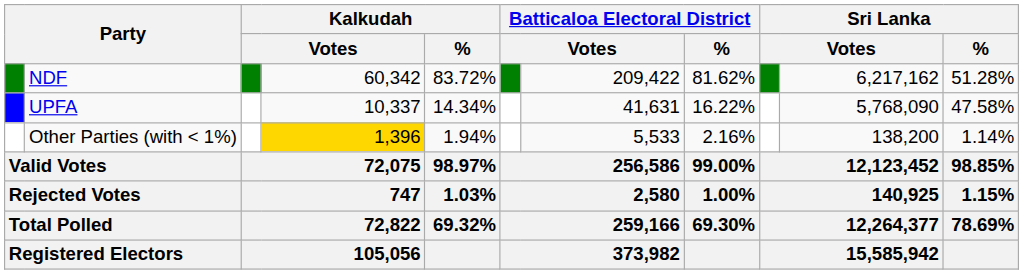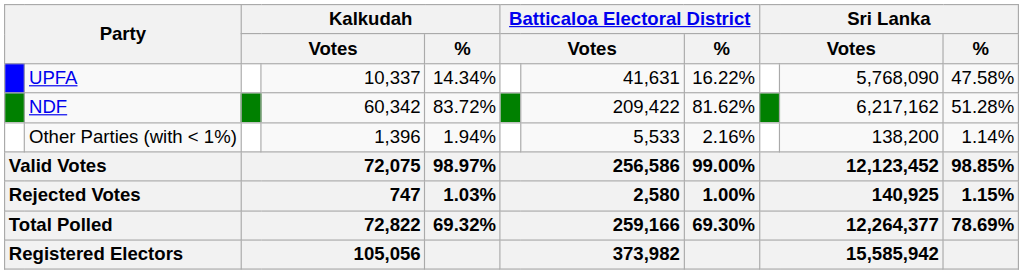rows swapped: (48, 78) <-> (53, 107)
(397, 136) gold background -> (397, 136) no background
